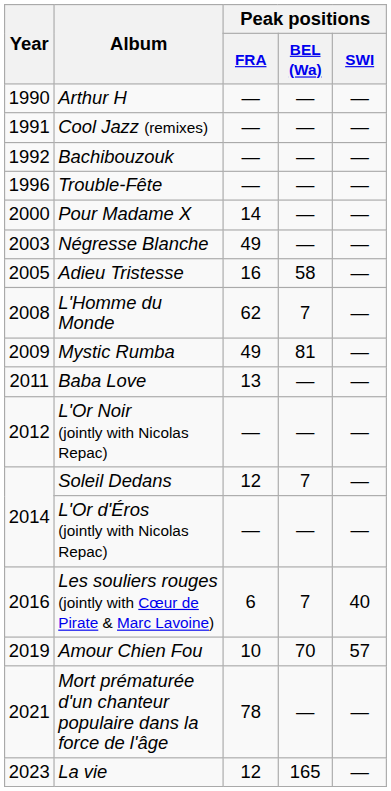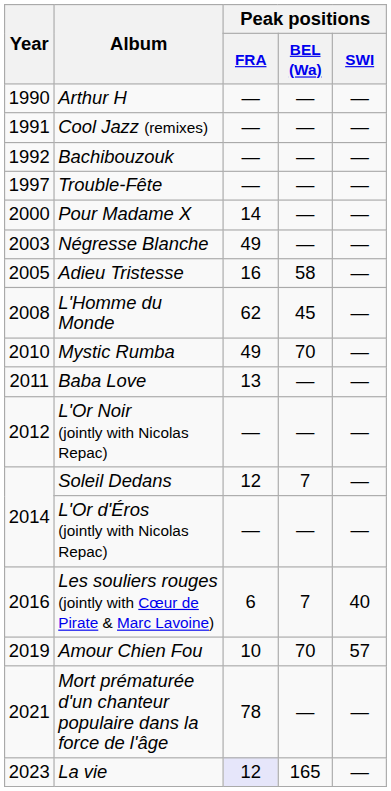(29, 185) 1996 -> (29, 185) 1997
(305, 312) 7 -> (305, 312) 45
(29, 352) 2009 -> (29, 352) 2010
(305, 352) 81 -> (305, 352) 70
(251, 772) no background -> (251, 772) lavender background
